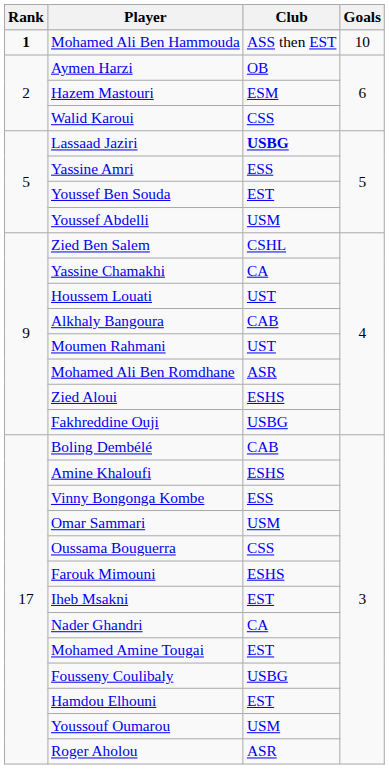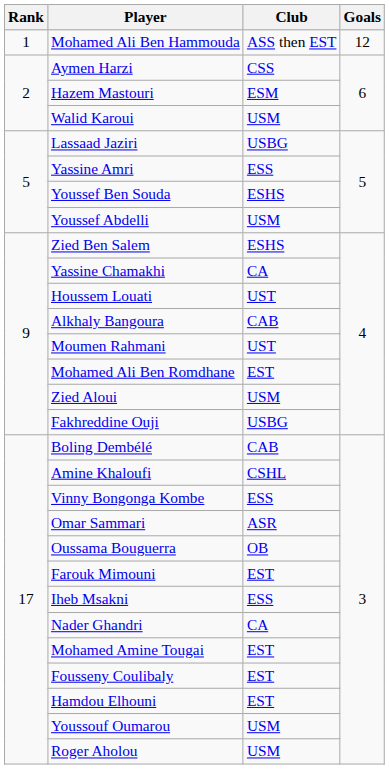(26, 42) bold -> (26, 42) normal
(362, 42) 10 -> (362, 42) 12
(258, 67) OB -> (261, 67) CSS
(261, 118) CSS -> (264, 118) USM
(268, 143) bold -> (267, 143) normal
(261, 194) EST -> (266, 194) ESHS
(267, 245) CSHL -> (266, 245) ESHS
(262, 371) ASR -> (261, 371) EST
(266, 397) ESHS -> (264, 397) USM
(266, 472) ESHS -> (267, 472) CSHL
(264, 523) USM -> (262, 523) ASR
(261, 548) CSS -> (258, 548) OB
(266, 574) ESHS -> (261, 574) EST
(261, 599) EST -> (260, 599) ESS
(267, 675) USBG -> (261, 675) EST
(262, 751) ASR -> (264, 751) USM
